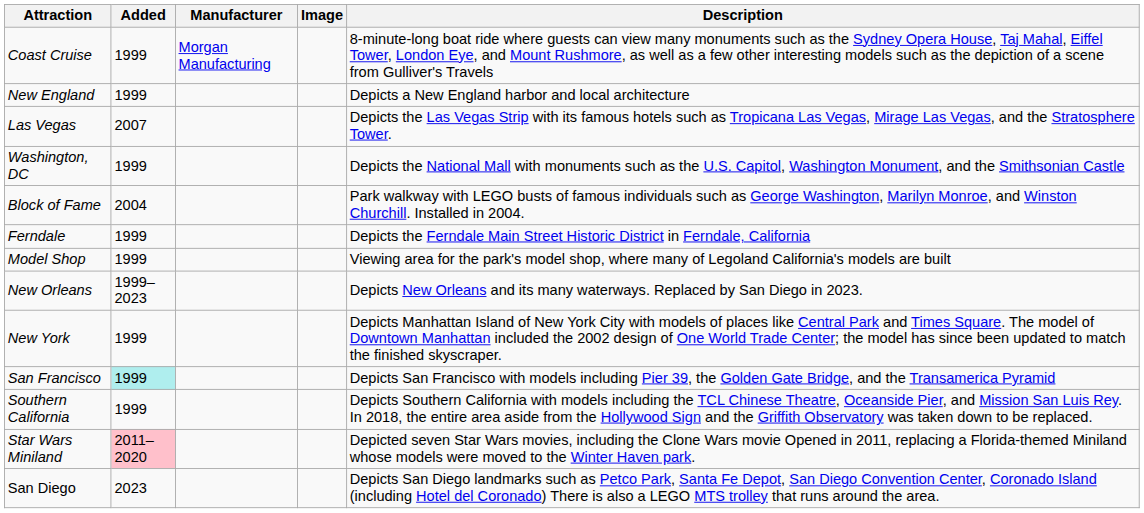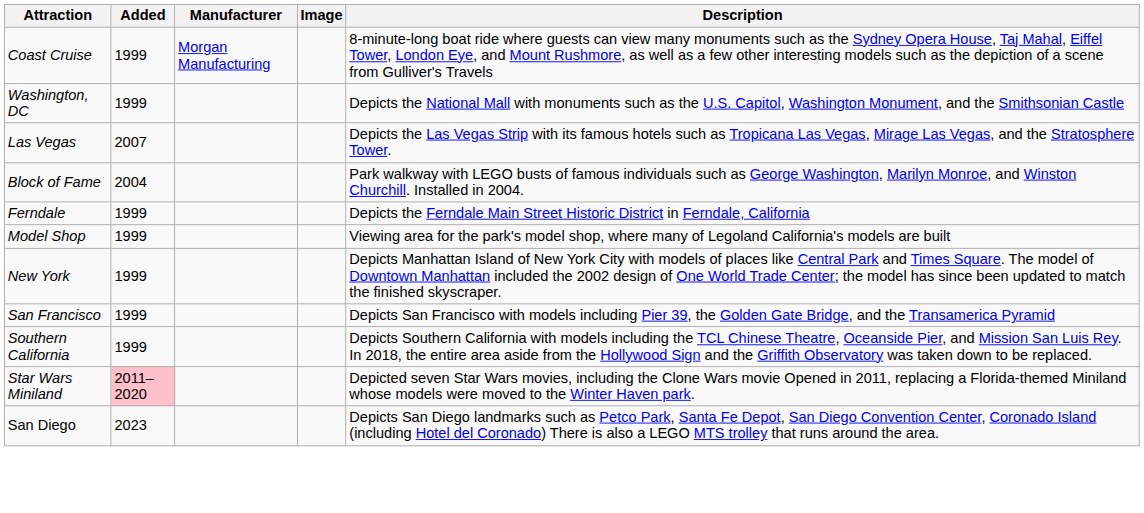- row: (51, 94)
rows swapped: (42, 126) <-> (48, 165)
- row: (50, 290)
(131, 377) paleturquoise background -> (131, 315) no background
